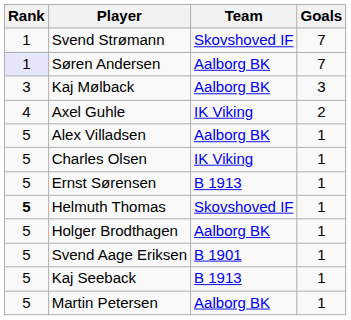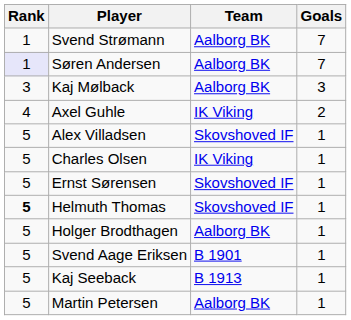(244, 40) Skovshoved IF -> (232, 40) Aalborg BK
(232, 135) Aalborg BK -> (244, 135) Skovshoved IF
(218, 183) B 1913 -> (244, 183) Skovshoved IF
